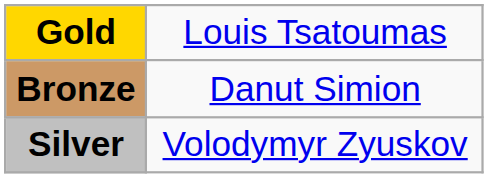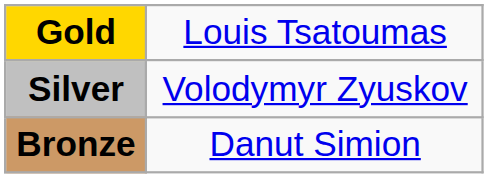rows swapped: (76, 144) <-> (76, 88)
